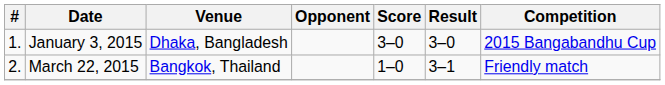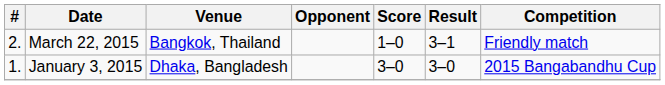rows swapped: (85, 42) <-> (84, 67)
